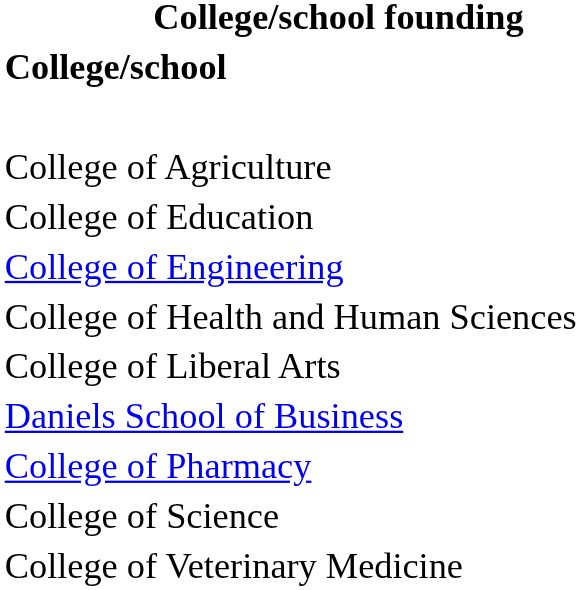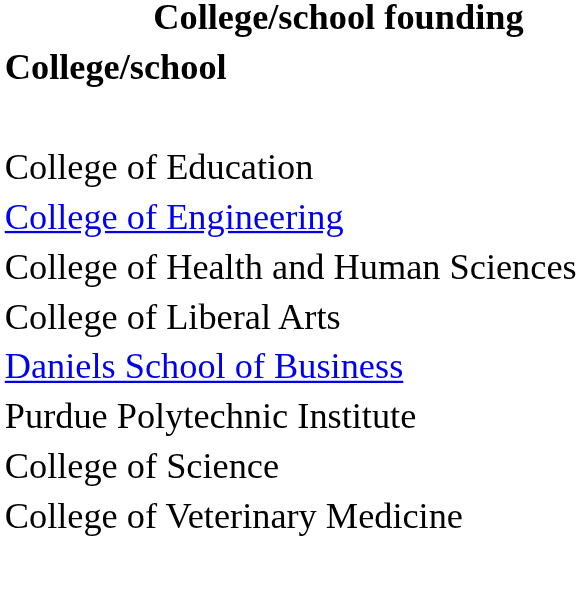- row: (168, 166)
- row: (158, 466)
+ row: (211, 416)
